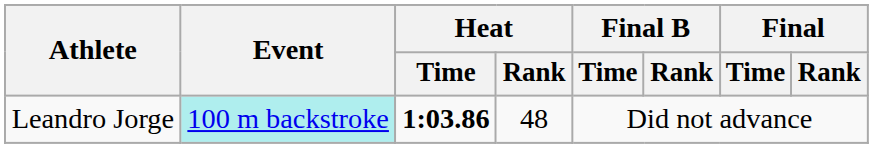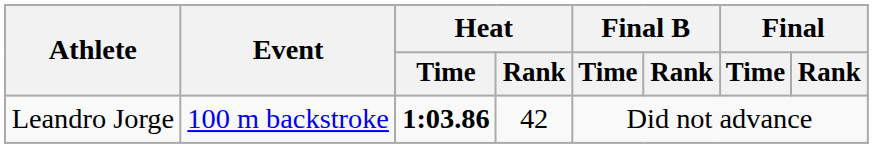(288, 119) paleturquoise background -> (288, 119) no background
(534, 119) 48 -> (534, 119) 42
